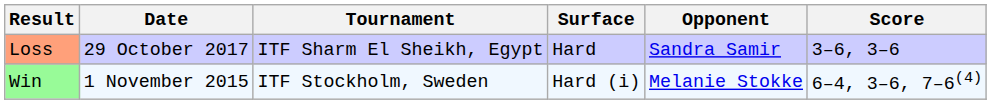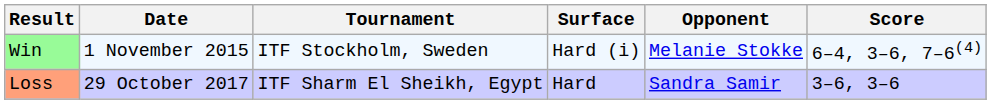rows swapped: (26, 82) <-> (31, 50)
